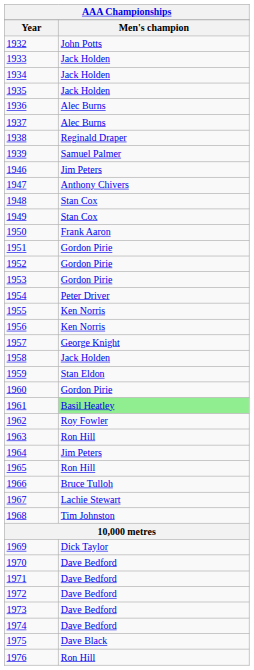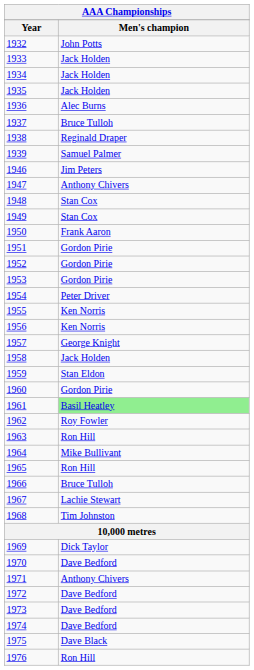(83, 122) Alec Burns -> (87, 122) Bruce Tulloh
(81, 452) Jim Peters -> (91, 452) Mike Bullivant
(89, 578) Dave Bedford -> (95, 578) Anthony Chivers
